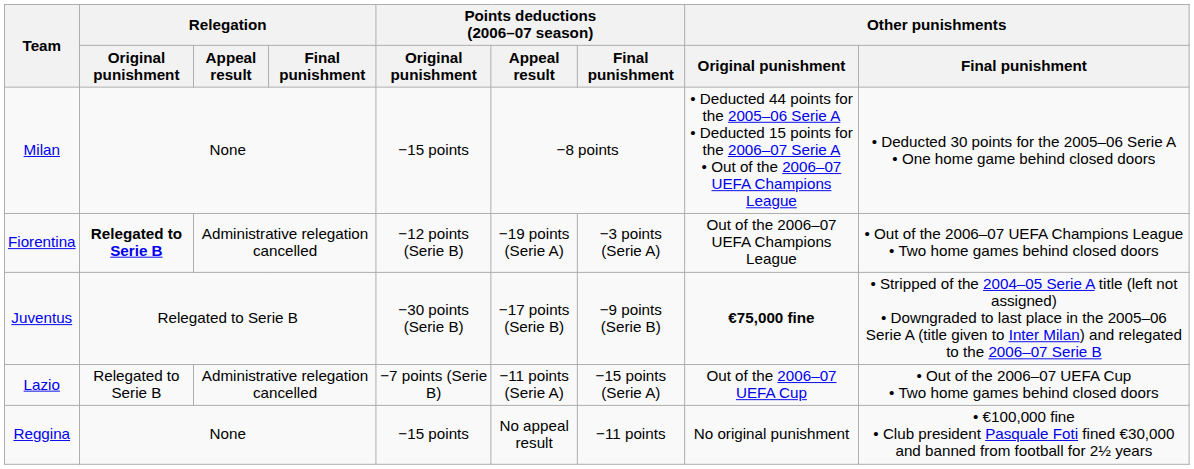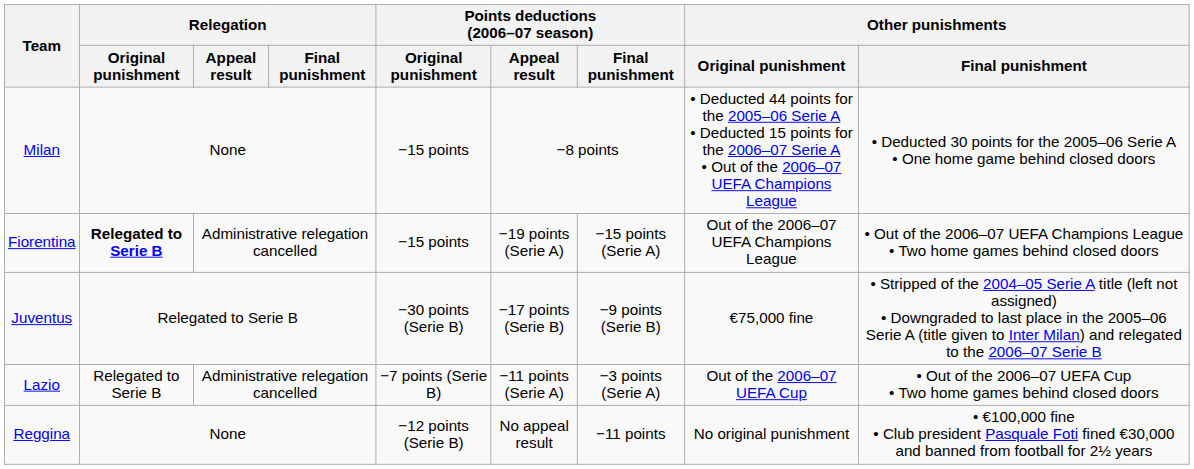(434, 242) −12 points (Serie B) -> (434, 242) −15 points
(631, 242) −3 points (Serie A) -> (631, 242) −15 points (Serie A)
(771, 318) bold -> (771, 318) normal
(631, 385) −15 points (Serie A) -> (631, 385) −3 points (Serie A)
(434, 434) −15 points -> (434, 434) −12 points (Serie B)
